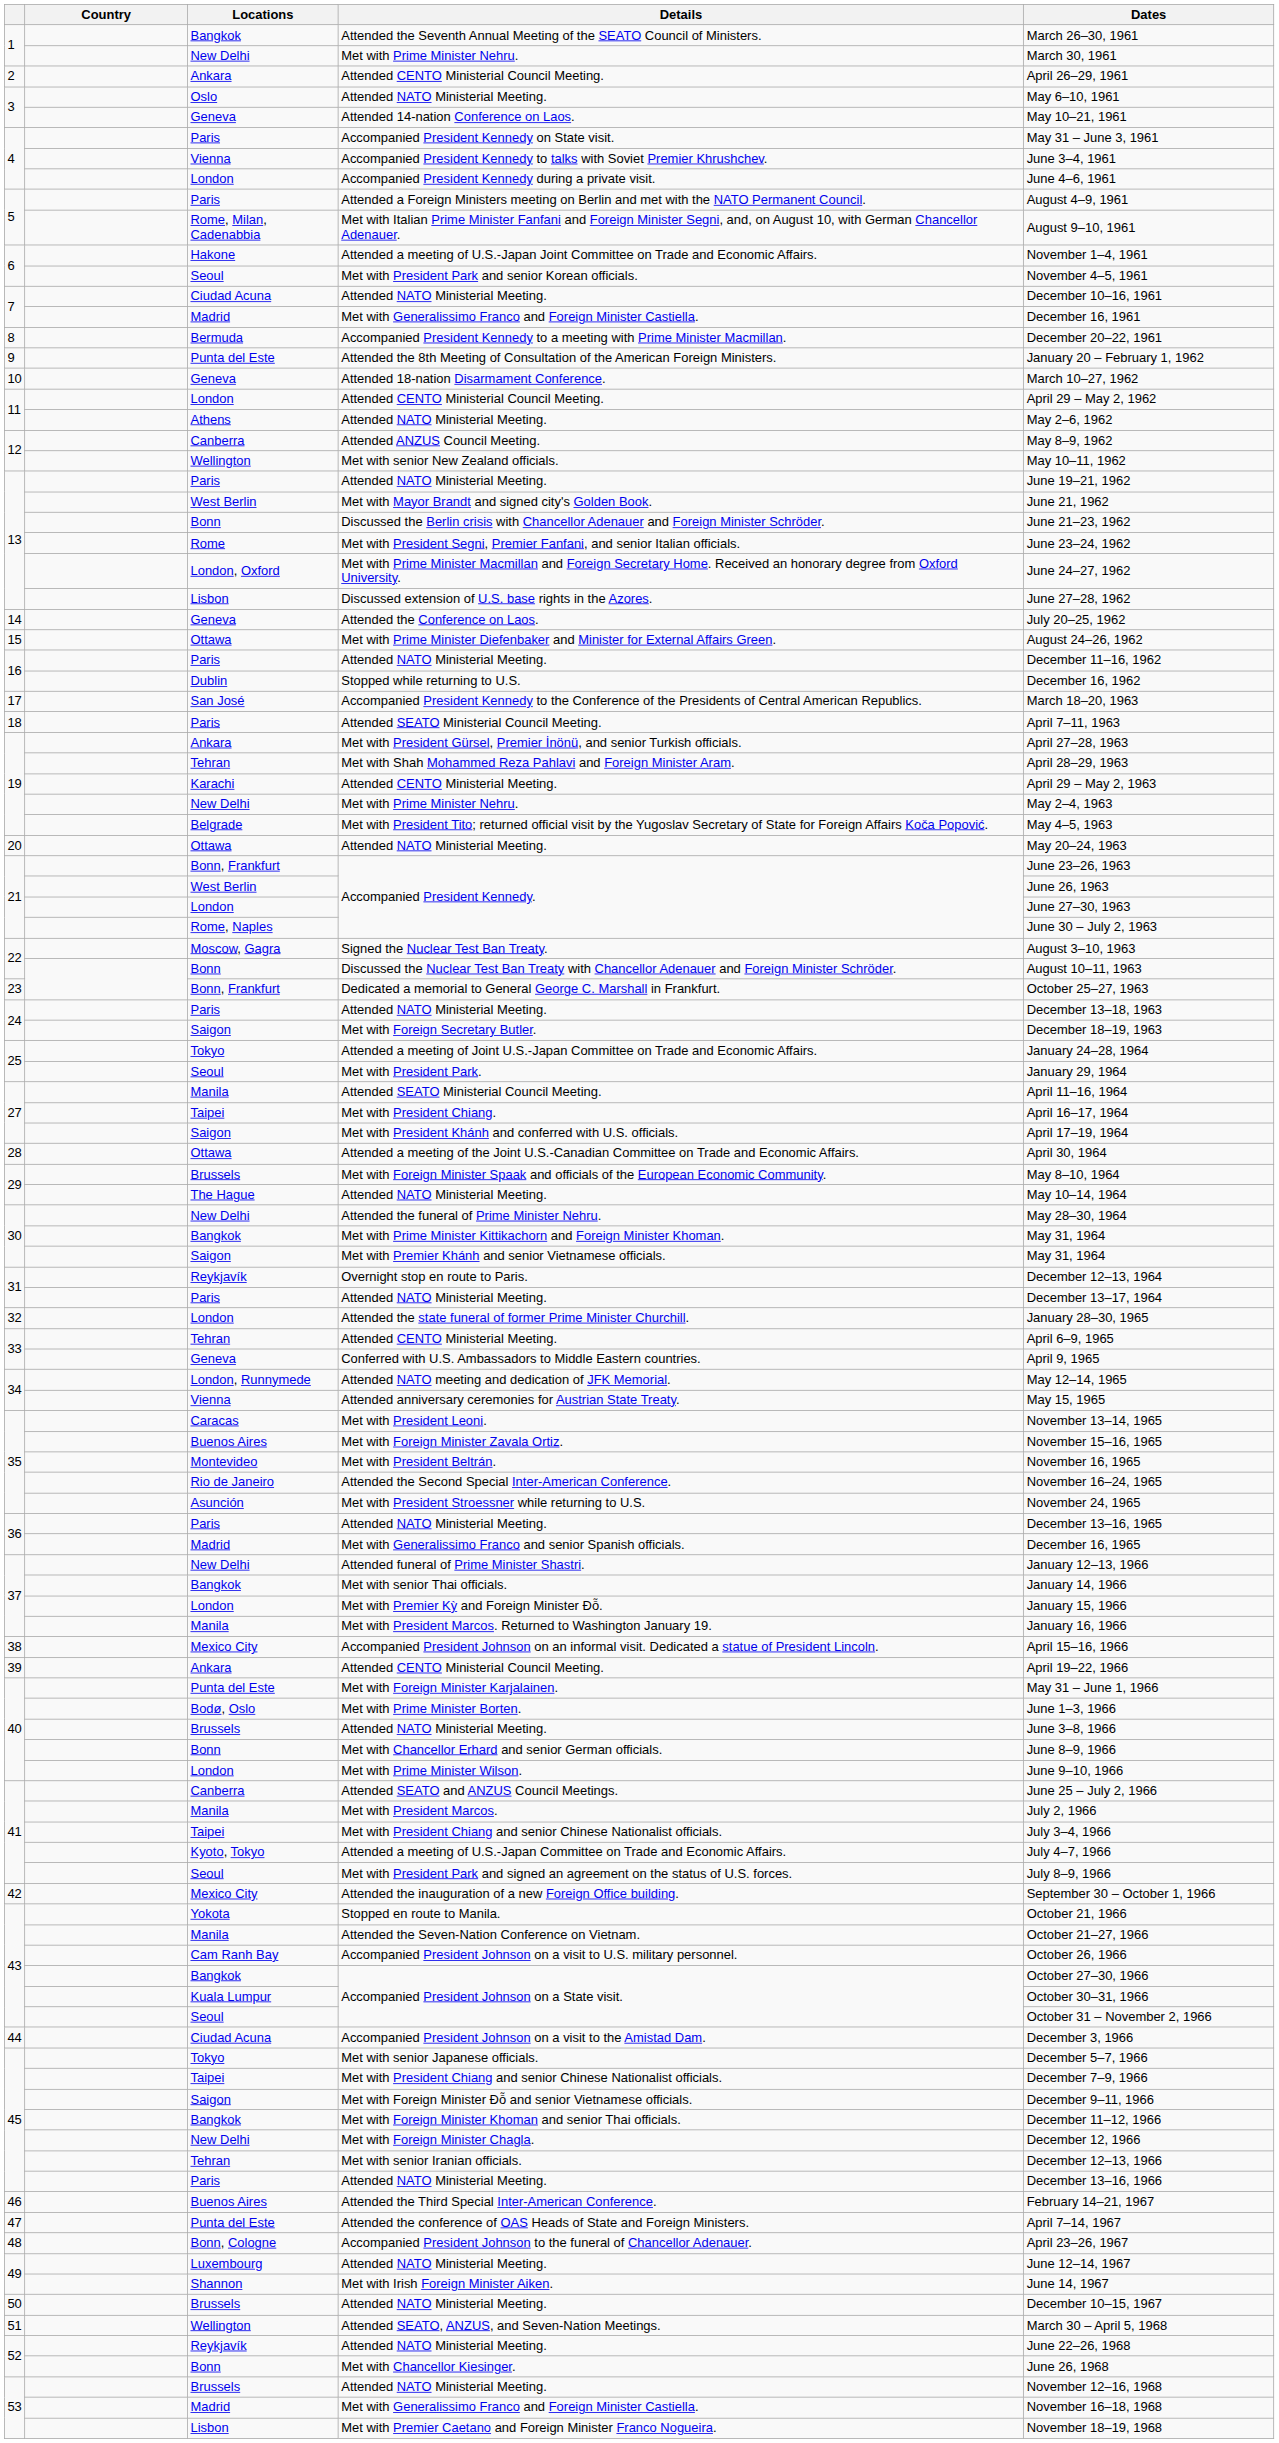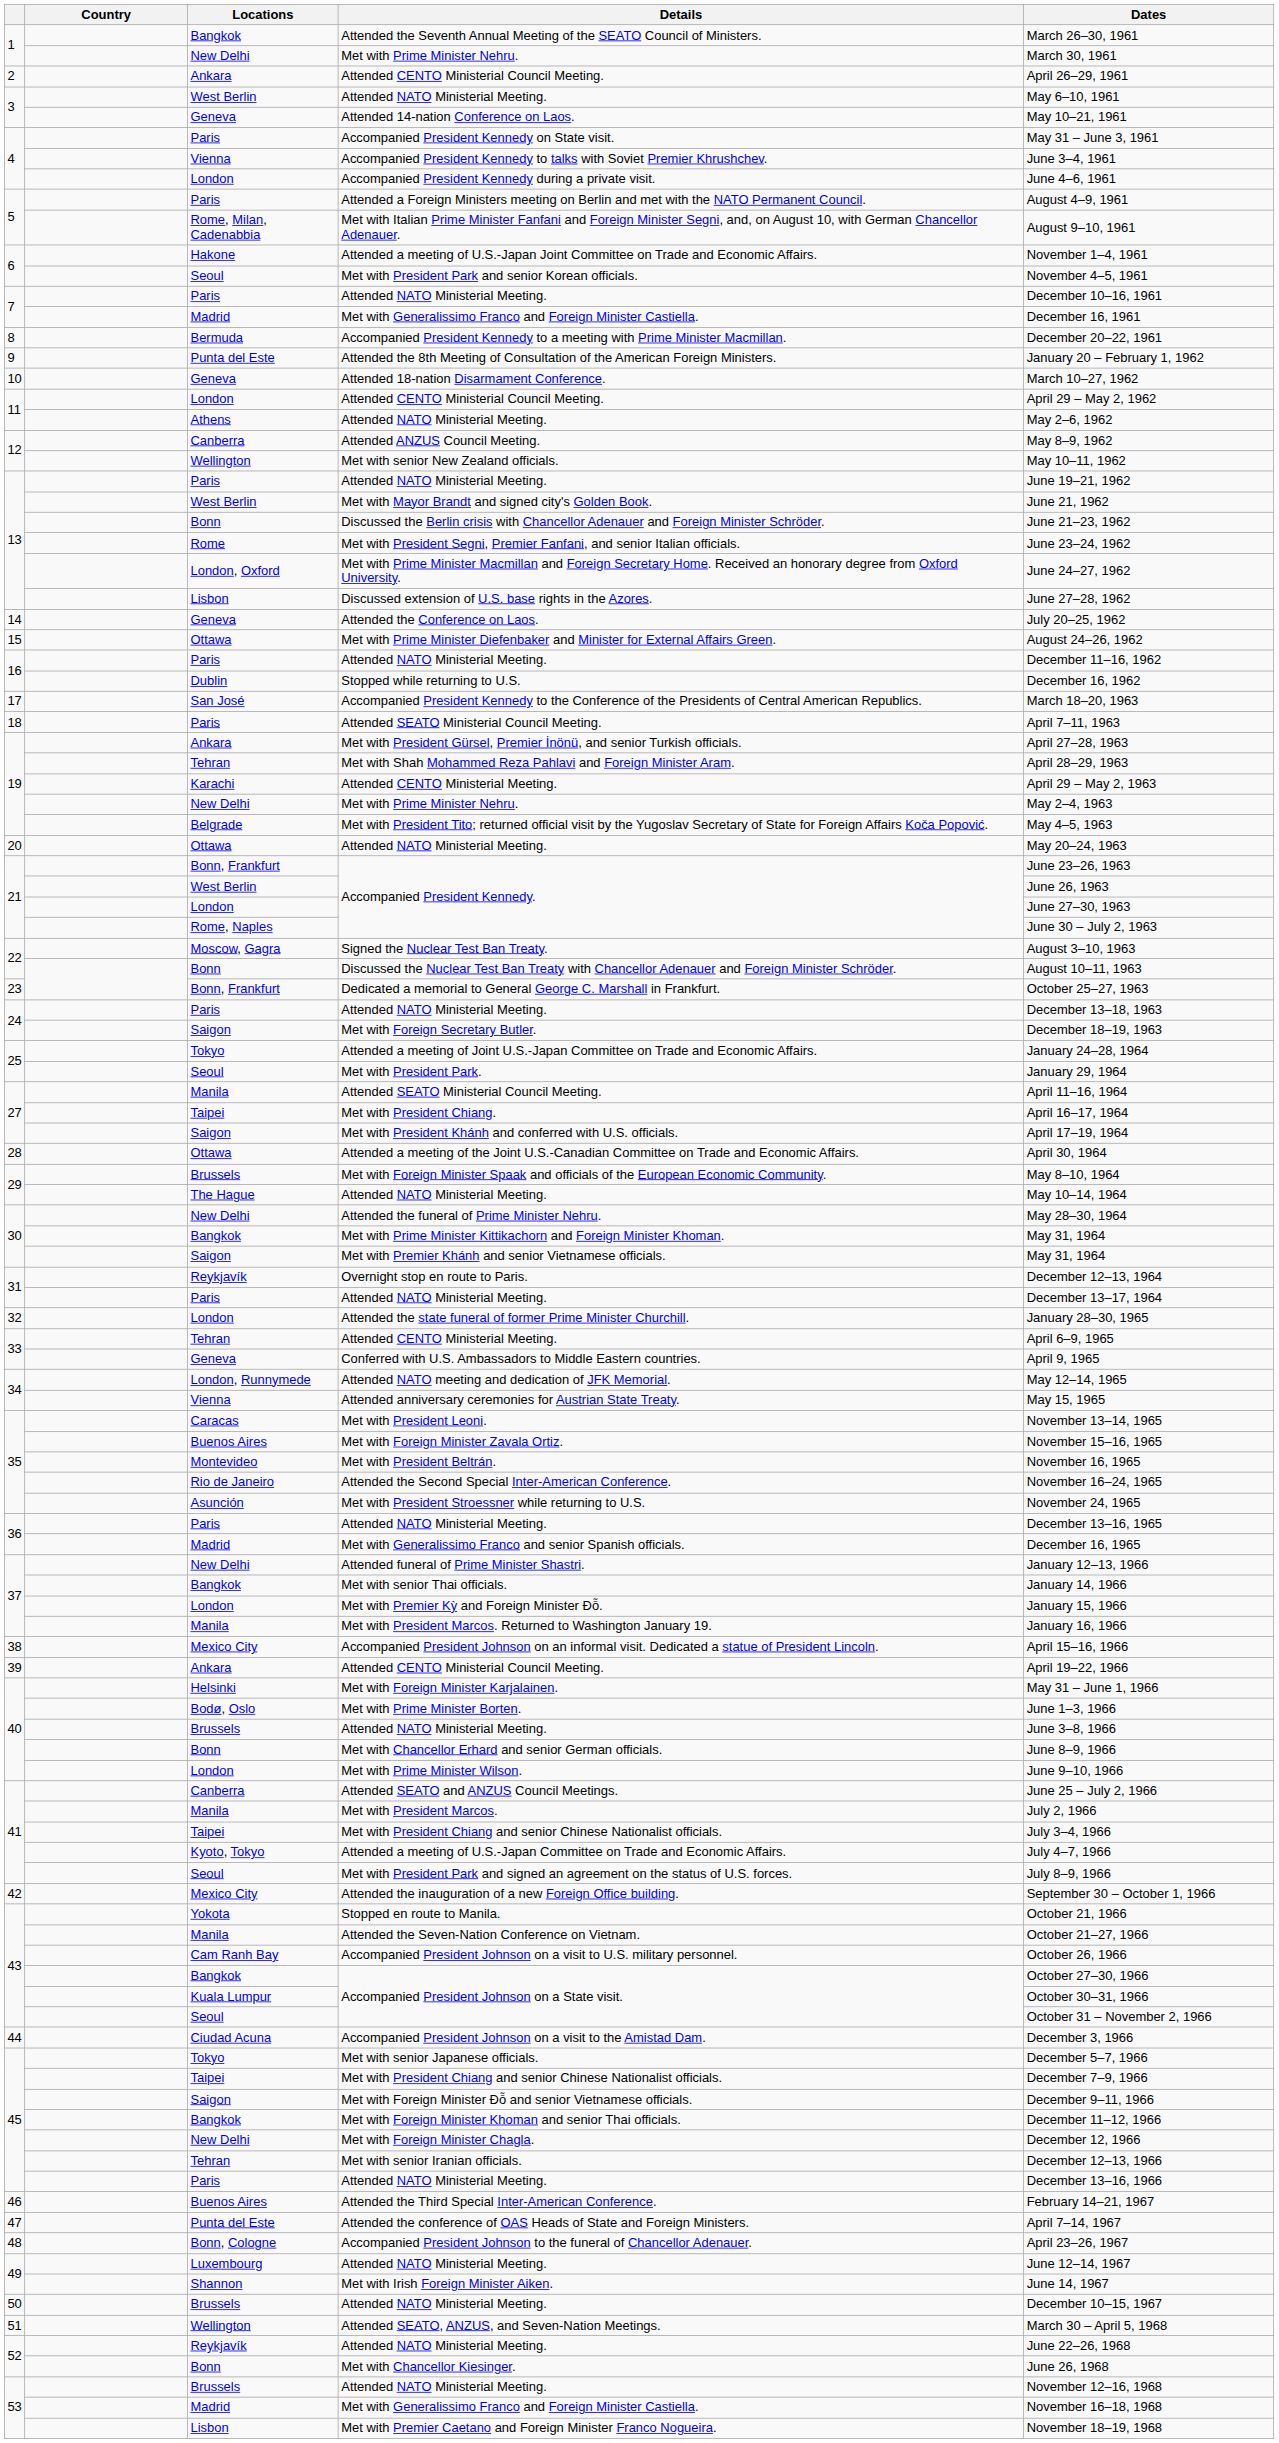(204, 96) Oslo -> (224, 96) West Berlin
(231, 296) Ciudad Acuna -> (205, 296) Paris
(233, 1688) Punta del Este -> (213, 1688) Helsinki
